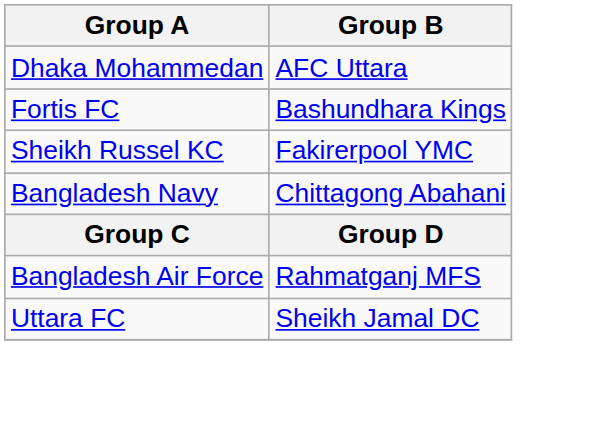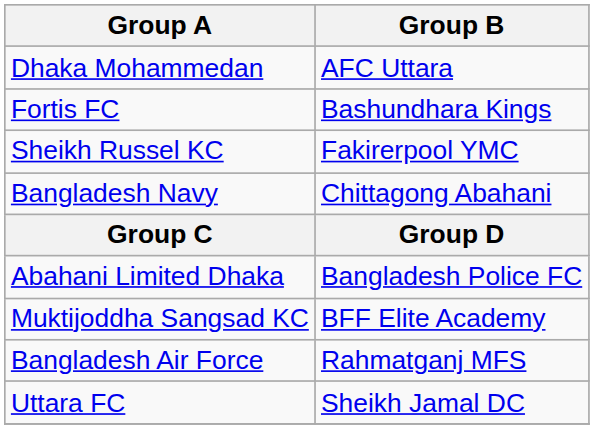+ row: (147, 276)
+ row: (160, 318)
